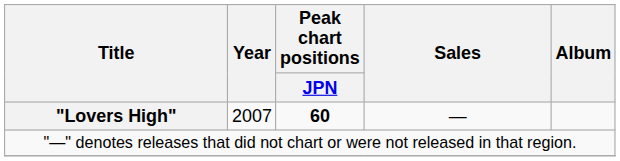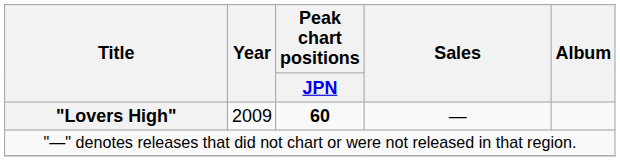(252, 115) 2007 -> (252, 115) 2009
